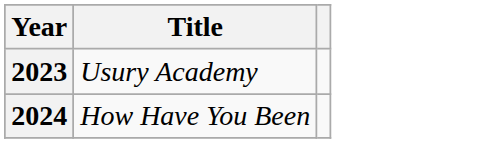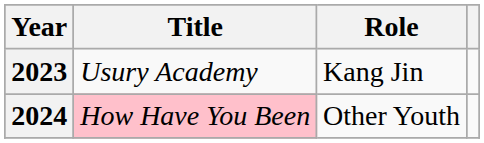+ column: (392, 26)
(195, 115) no background -> (195, 115) pink background
